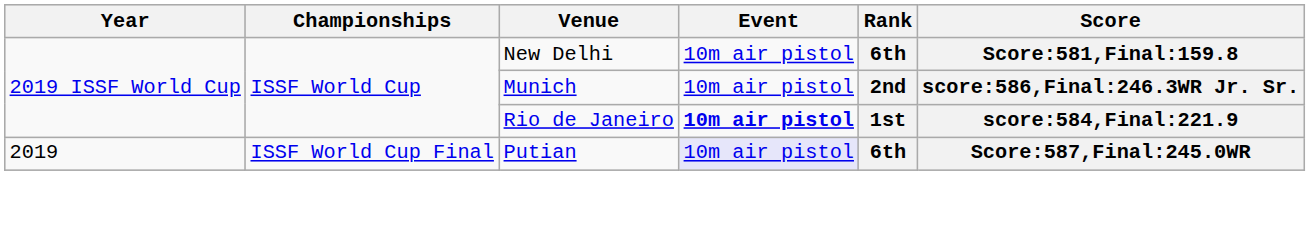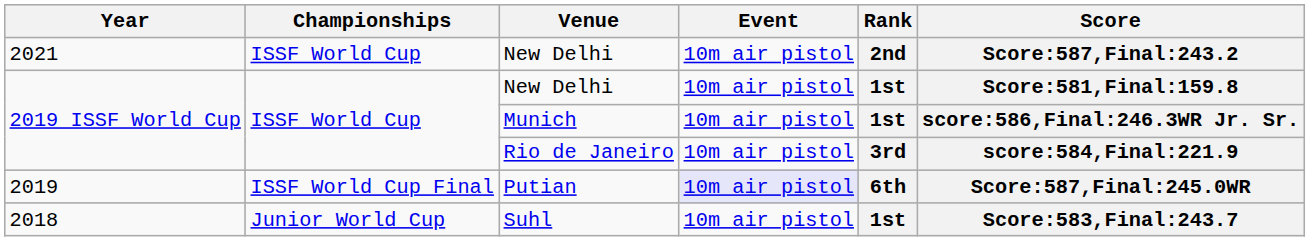+ row: (34, 54)
(888, 54) 6th -> (888, 87) 1st
(888, 87) 2nd -> (888, 120) 1st
(769, 120) bold -> (769, 154) normal
(888, 120) 1st -> (888, 154) 3rd
+ row: (34, 220)
